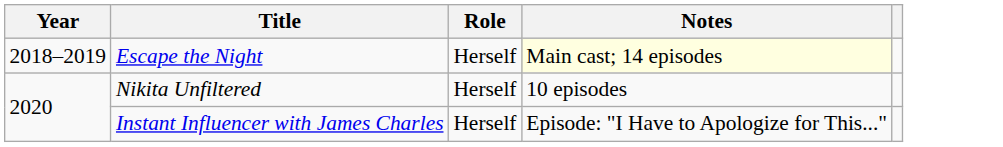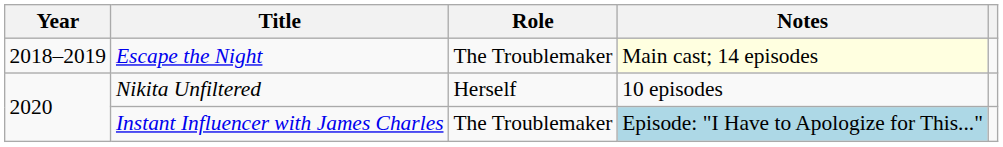(485, 55) Herself -> (533, 55) The Troublemaker
(485, 123) Herself -> (533, 123) The Troublemaker
(707, 123) no background -> (803, 123) lightblue background
